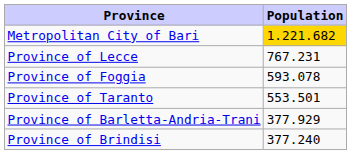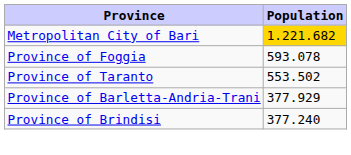- row: (73, 56)
(294, 98) 553.501 -> (294, 77) 553.502
